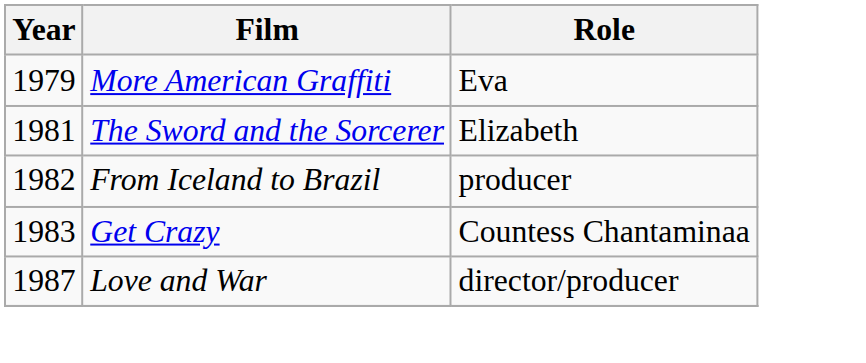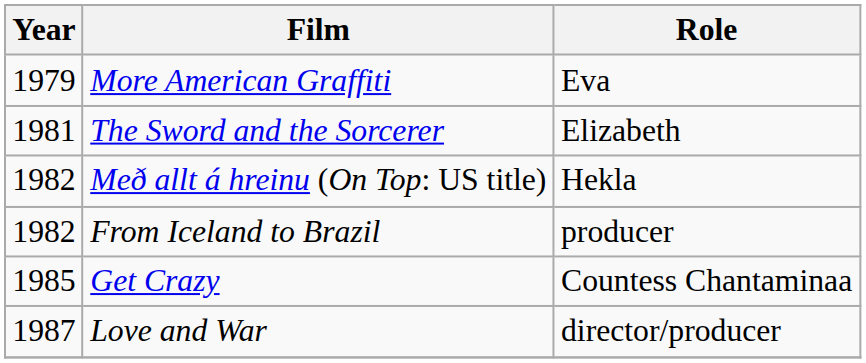+ row: (318, 180)
(44, 230) 1983 -> (44, 280) 1985
